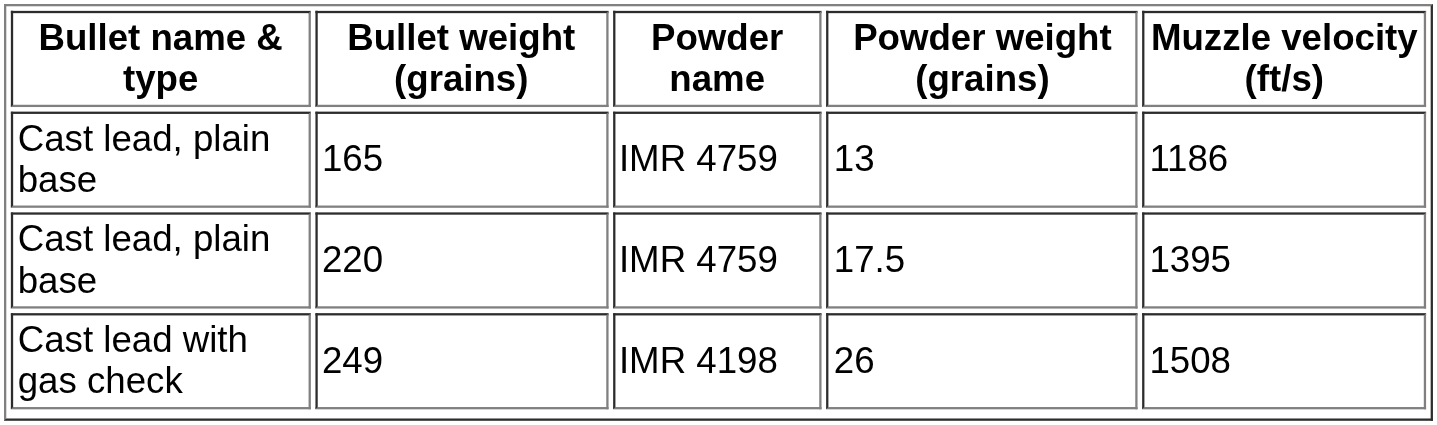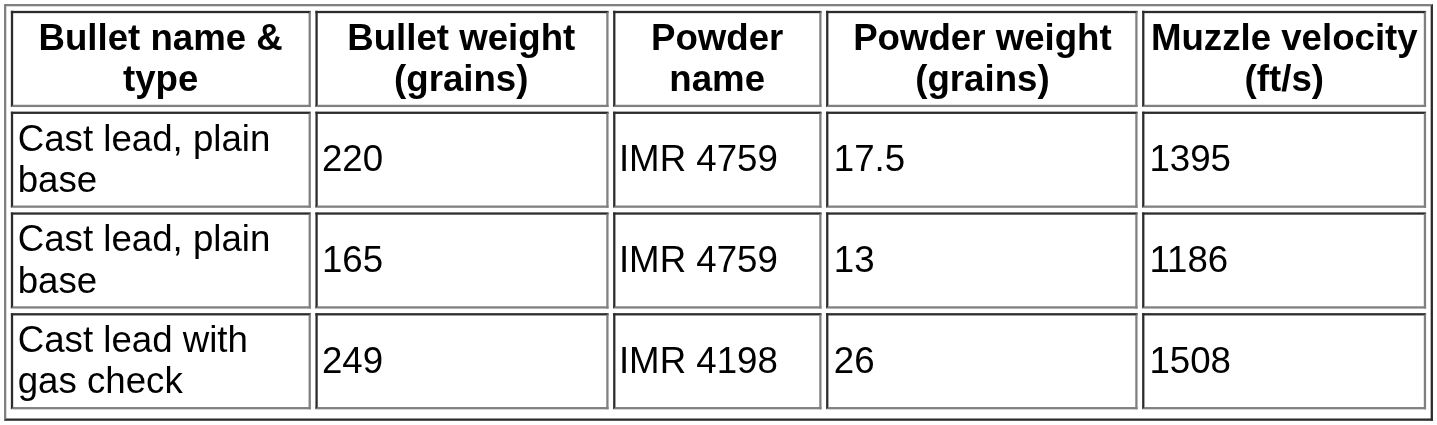rows swapped: (352, 159) <-> (352, 259)
